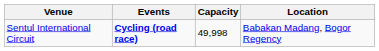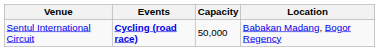(213, 33) 49,998 -> (213, 33) 50,000
